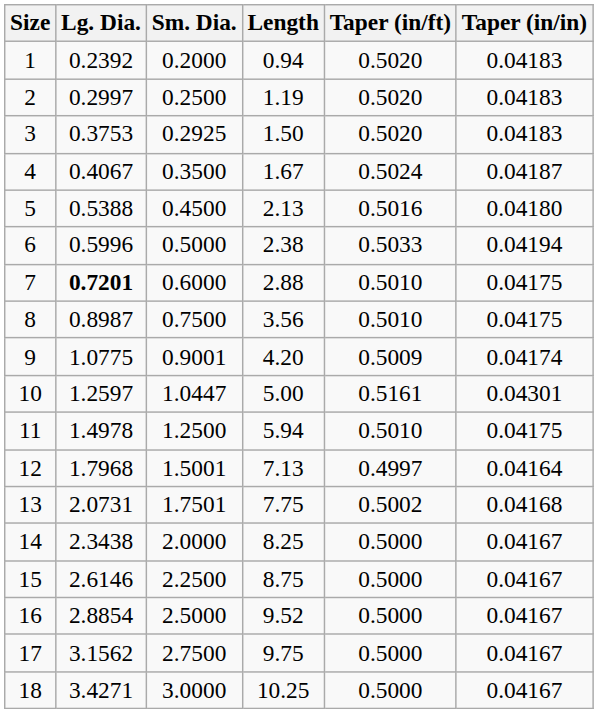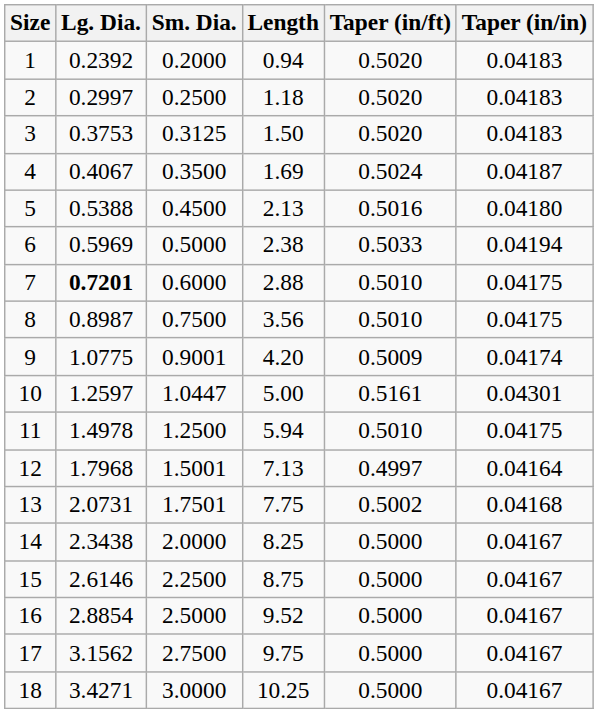(283, 97) 1.19 -> (283, 97) 1.18
(194, 134) 0.2925 -> (194, 134) 0.3125
(283, 171) 1.67 -> (283, 171) 1.69
(101, 245) 0.5996 -> (101, 245) 0.5969
